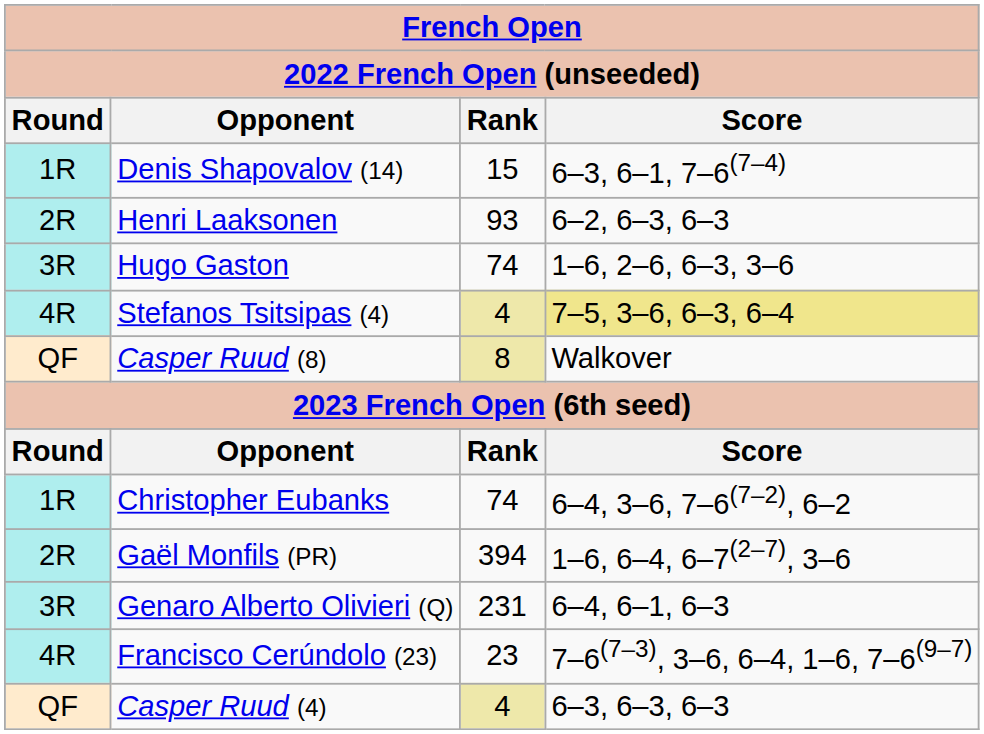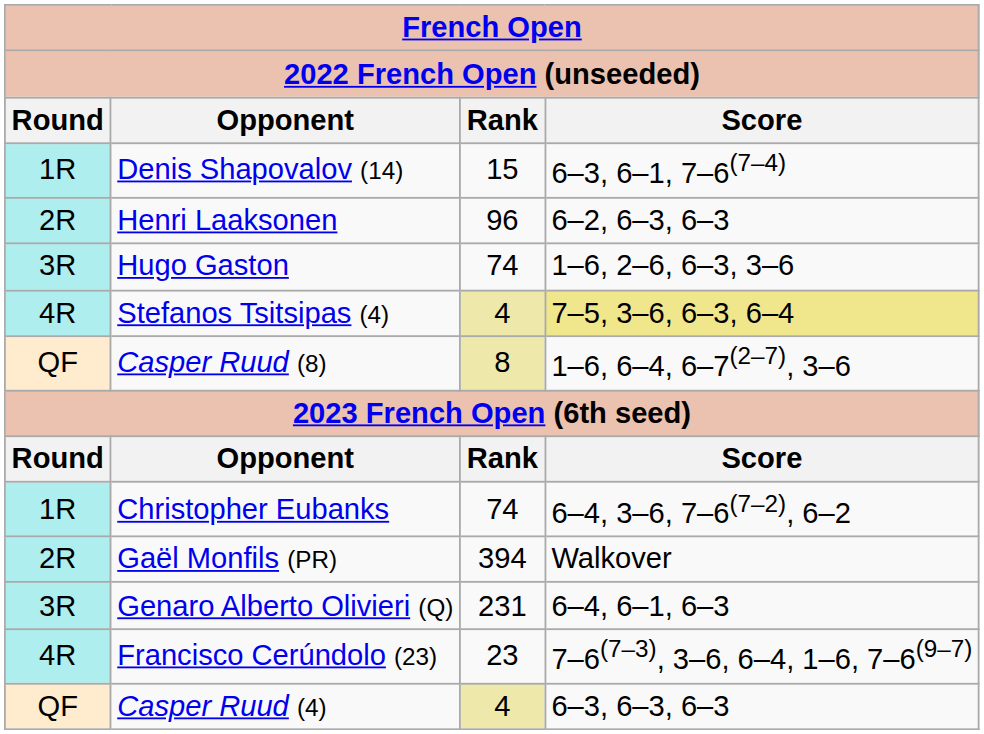(502, 220) 93 -> (502, 220) 96
(612, 358) Walkover -> (701, 362) 1–6, 6–4, 6–7(2–7), 3–6
(701, 555) 1–6, 6–4, 6–7(2–7), 3–6 -> (612, 559) Walkover
